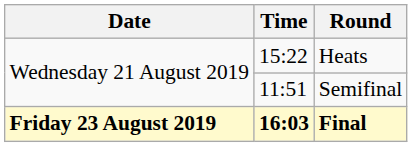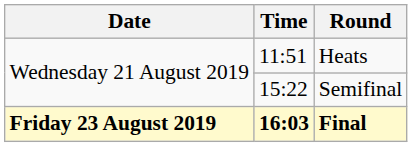(283, 55) 15:22 -> (283, 55) 11:51
(283, 89) 11:51 -> (283, 89) 15:22
